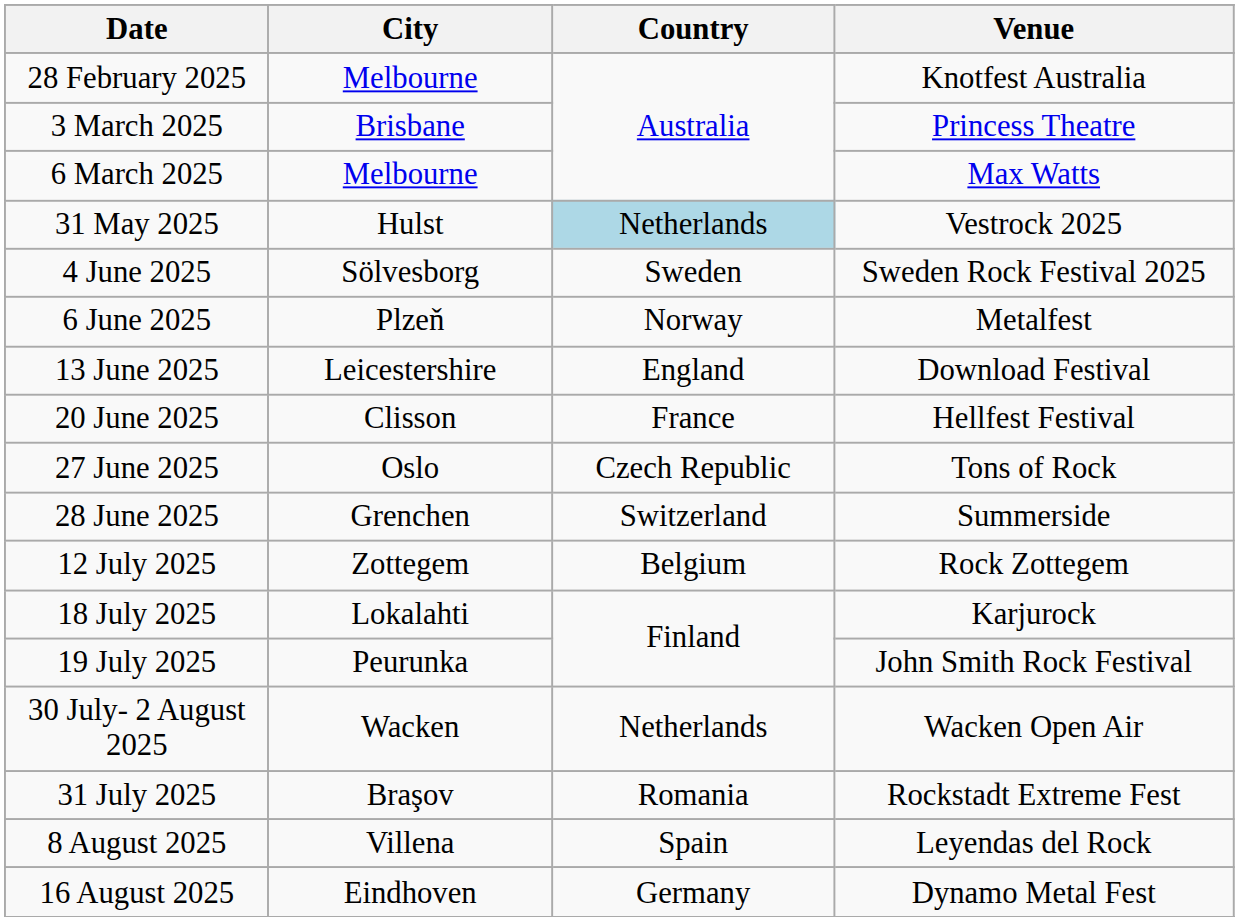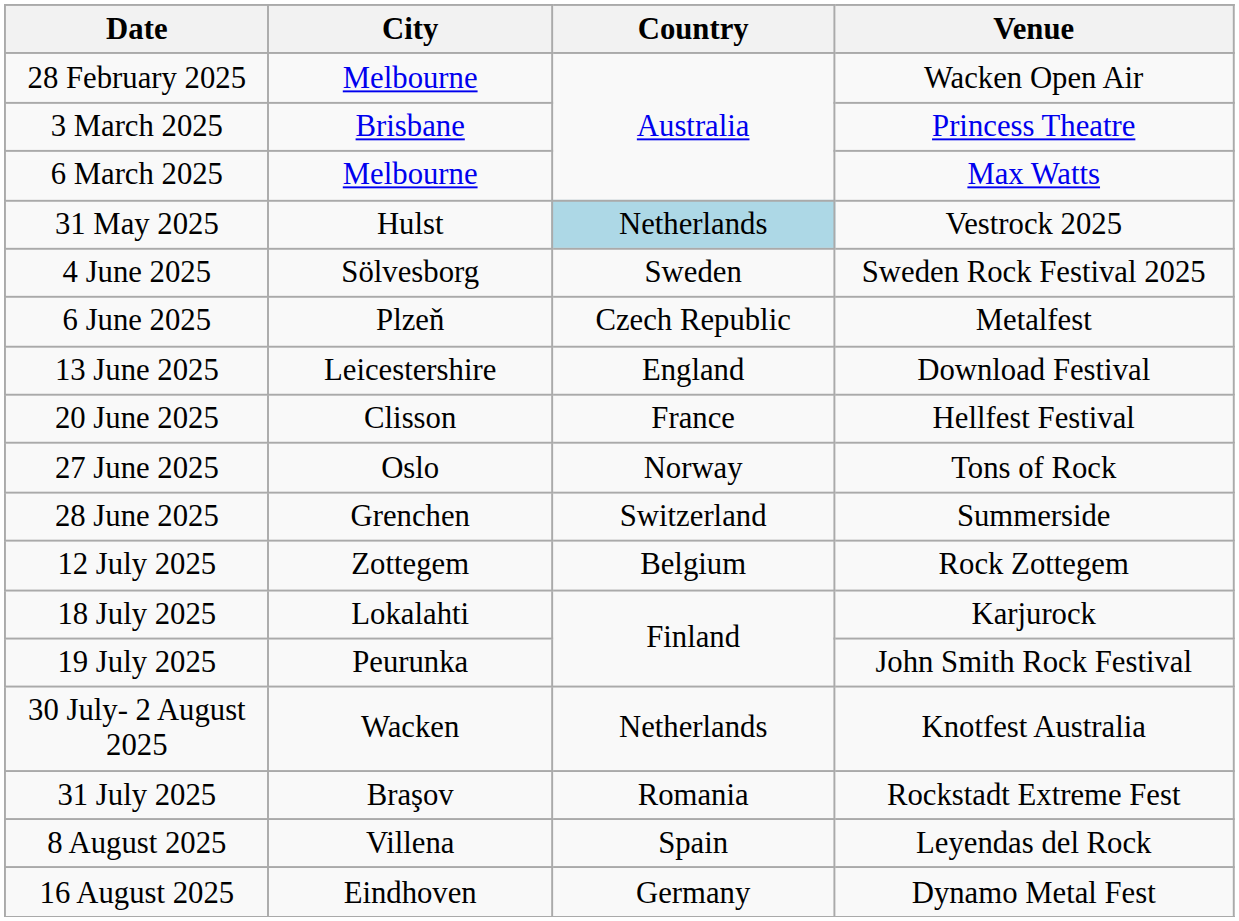(1034, 77) Knotfest Australia -> (1034, 77) Wacken Open Air
(693, 321) Norway -> (693, 321) Czech Republic
(693, 467) Czech Republic -> (693, 467) Norway
(1034, 728) Wacken Open Air -> (1034, 728) Knotfest Australia
